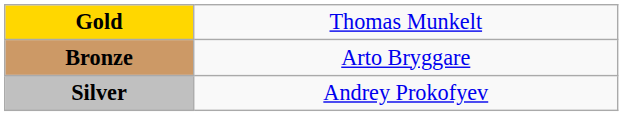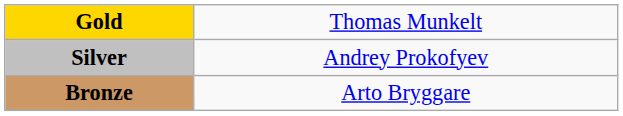rows swapped: (99, 92) <-> (99, 57)
